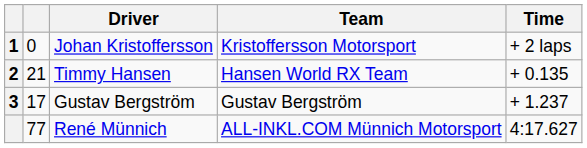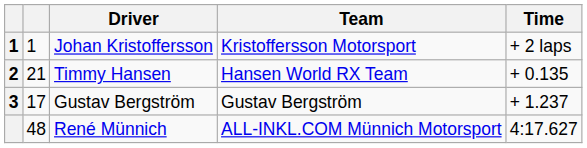(31, 46) 0 -> (31, 46) 1
(36, 129) 77 -> (36, 129) 48
